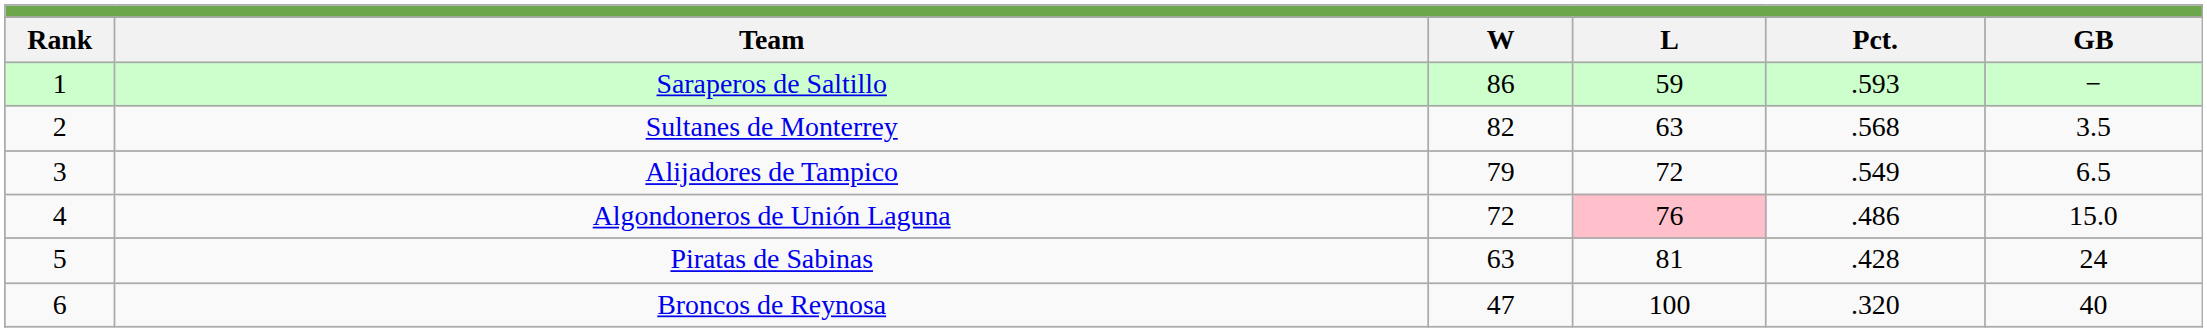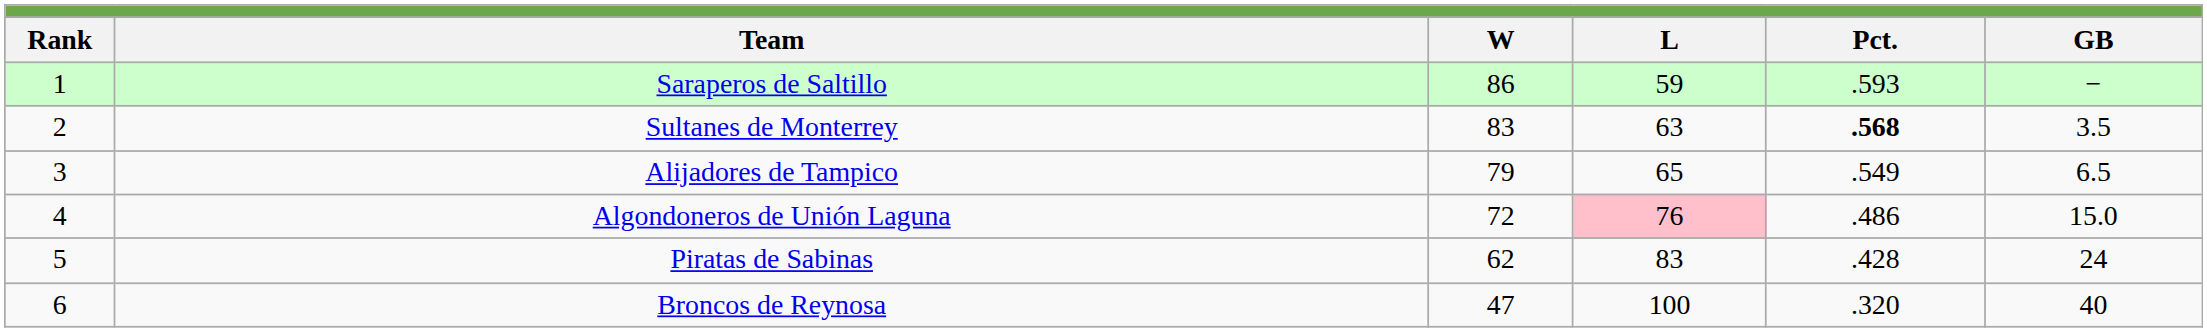(1501, 127) 82 -> (1501, 127) 83
(1875, 127) normal -> (1875, 127) bold
(1670, 171) 72 -> (1670, 171) 65
(1501, 260) 63 -> (1501, 260) 62
(1670, 260) 81 -> (1670, 260) 83
